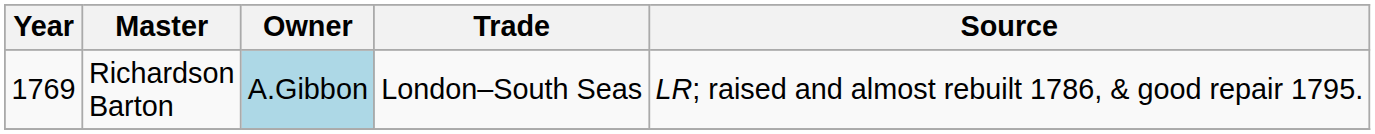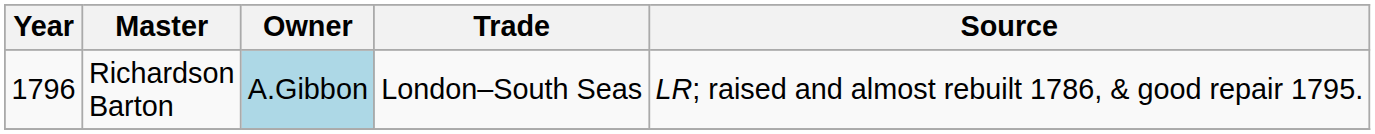(44, 89) 1769 -> (44, 89) 1796
